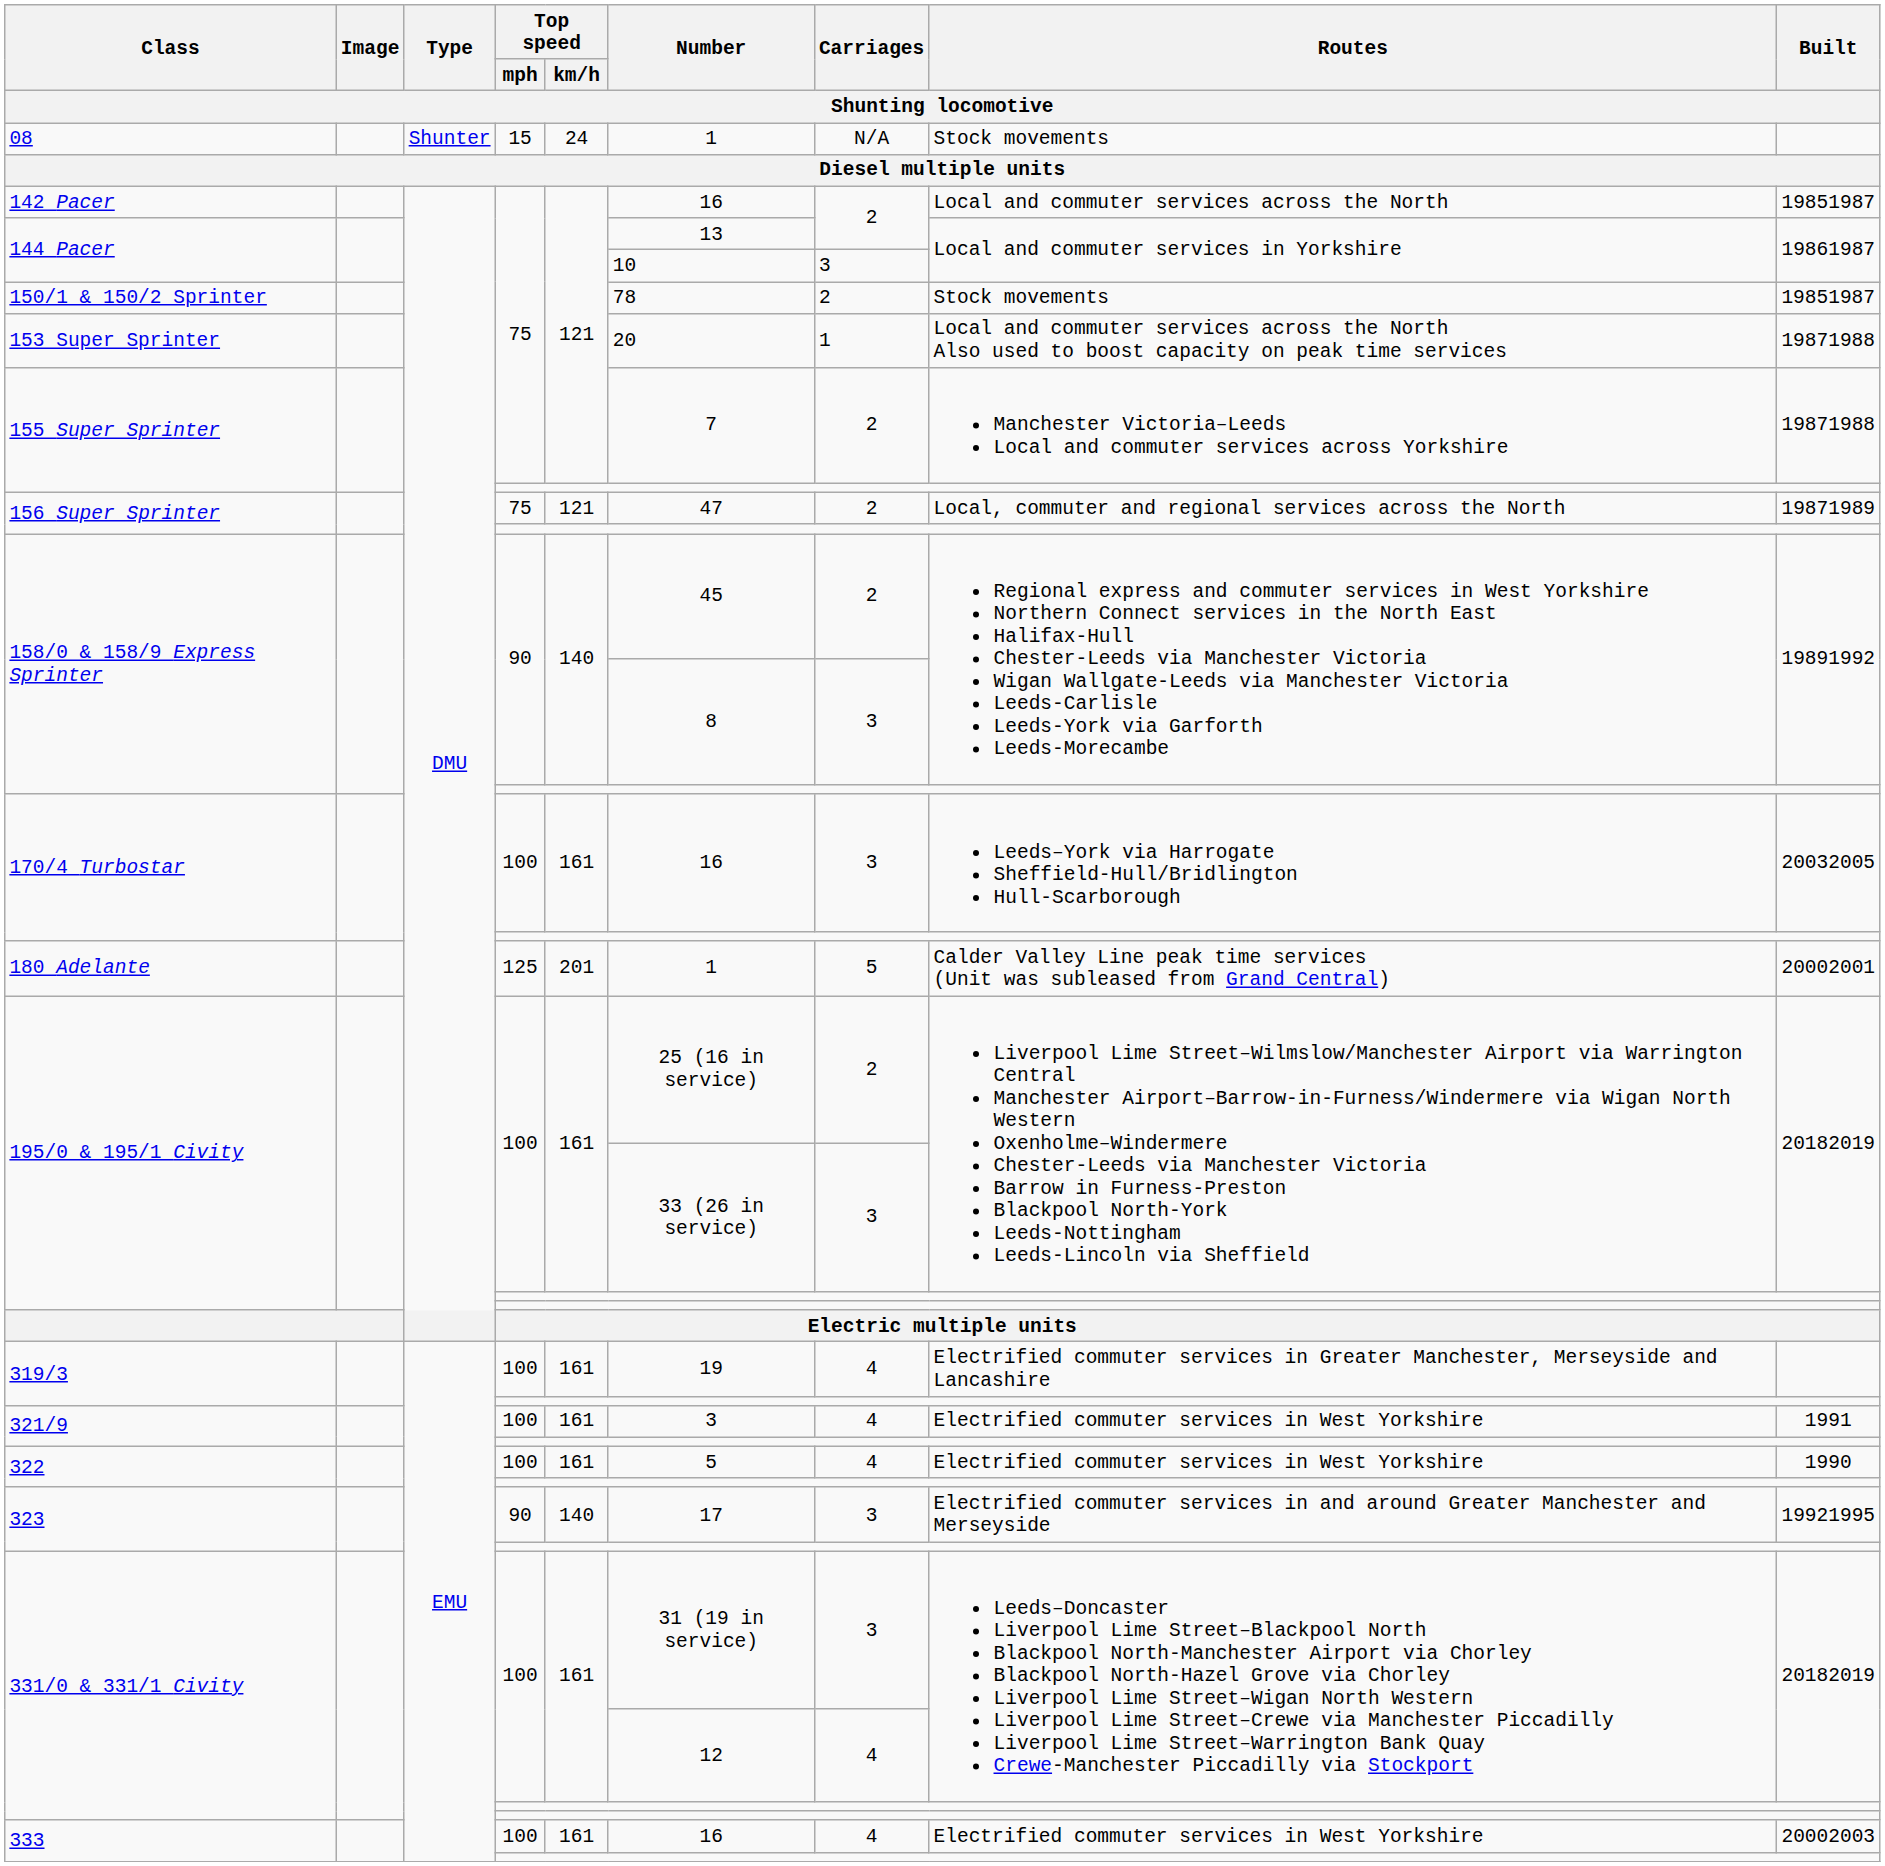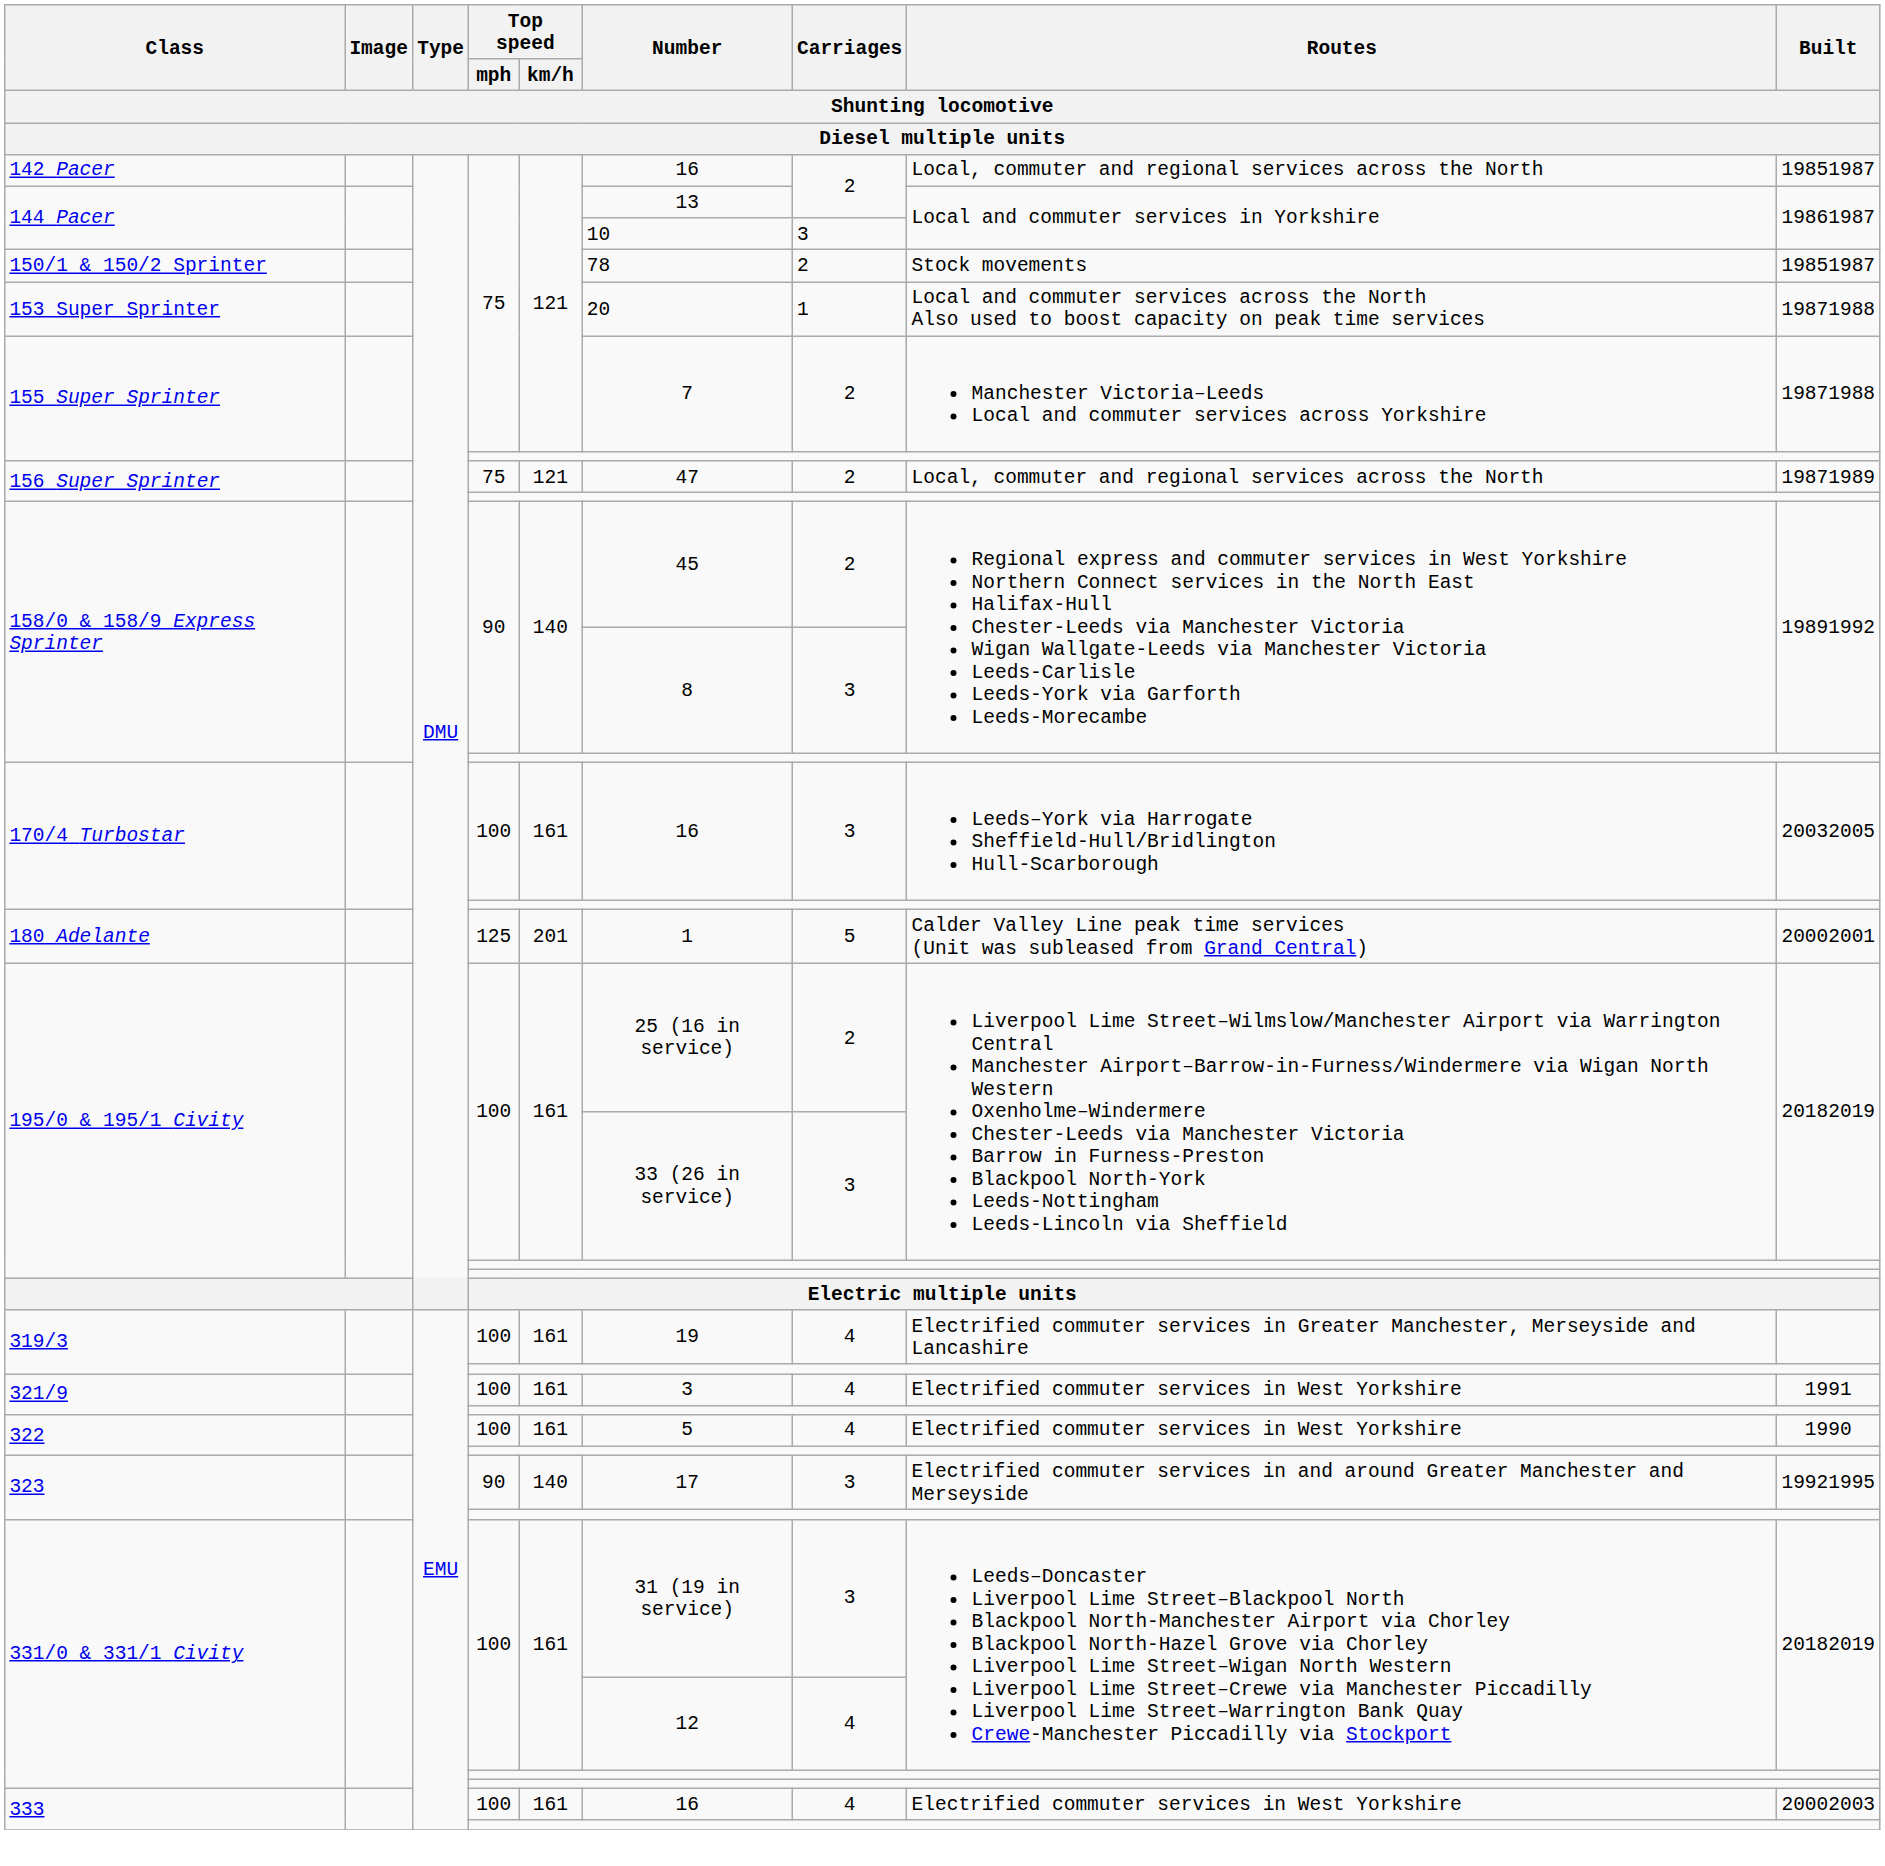- row: (21, 138)
(1191, 202) Local and commuter services across the North -> (1228, 170) Local, commuter and regional services across the North
